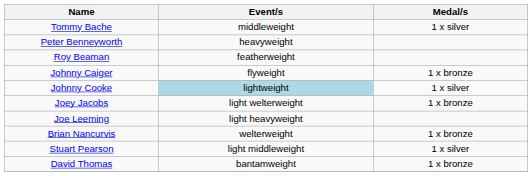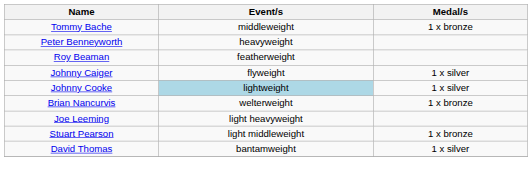(450, 27) 1 x silver -> (450, 27) 1 x bronze
(450, 73) 1 x bronze -> (450, 73) 1 x silver
- row: (82, 103)
rows swapped: (82, 118) <-> (82, 133)
(450, 149) 1 x silver -> (450, 133) 1 x bronze
(450, 164) 1 x bronze -> (450, 149) 1 x silver
